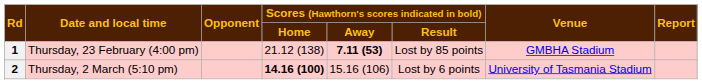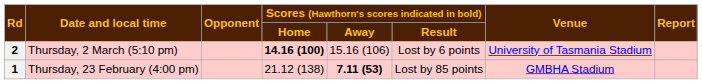rows swapped: (15, 50) <-> (15, 69)
